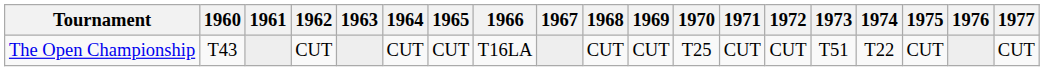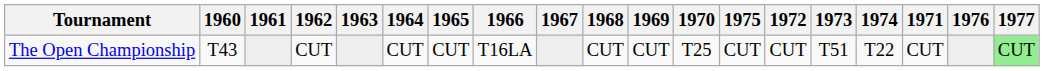columns swapped: (742, 19) <-> (925, 19)
(1016, 50) no background -> (1016, 50) lightgreen background
